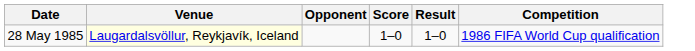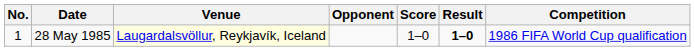+ column: (18, 14)
(435, 35) normal -> (462, 35) bold
